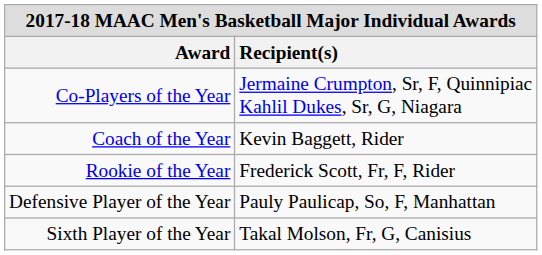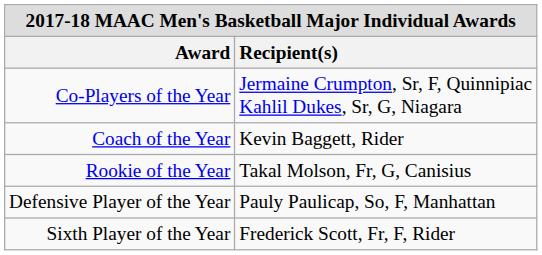(347, 170) Frederick Scott, Fr, F, Rider -> (355, 170) Takal Molson, Fr, G, Canisius
(355, 234) Takal Molson, Fr, G, Canisius -> (347, 234) Frederick Scott, Fr, F, Rider
